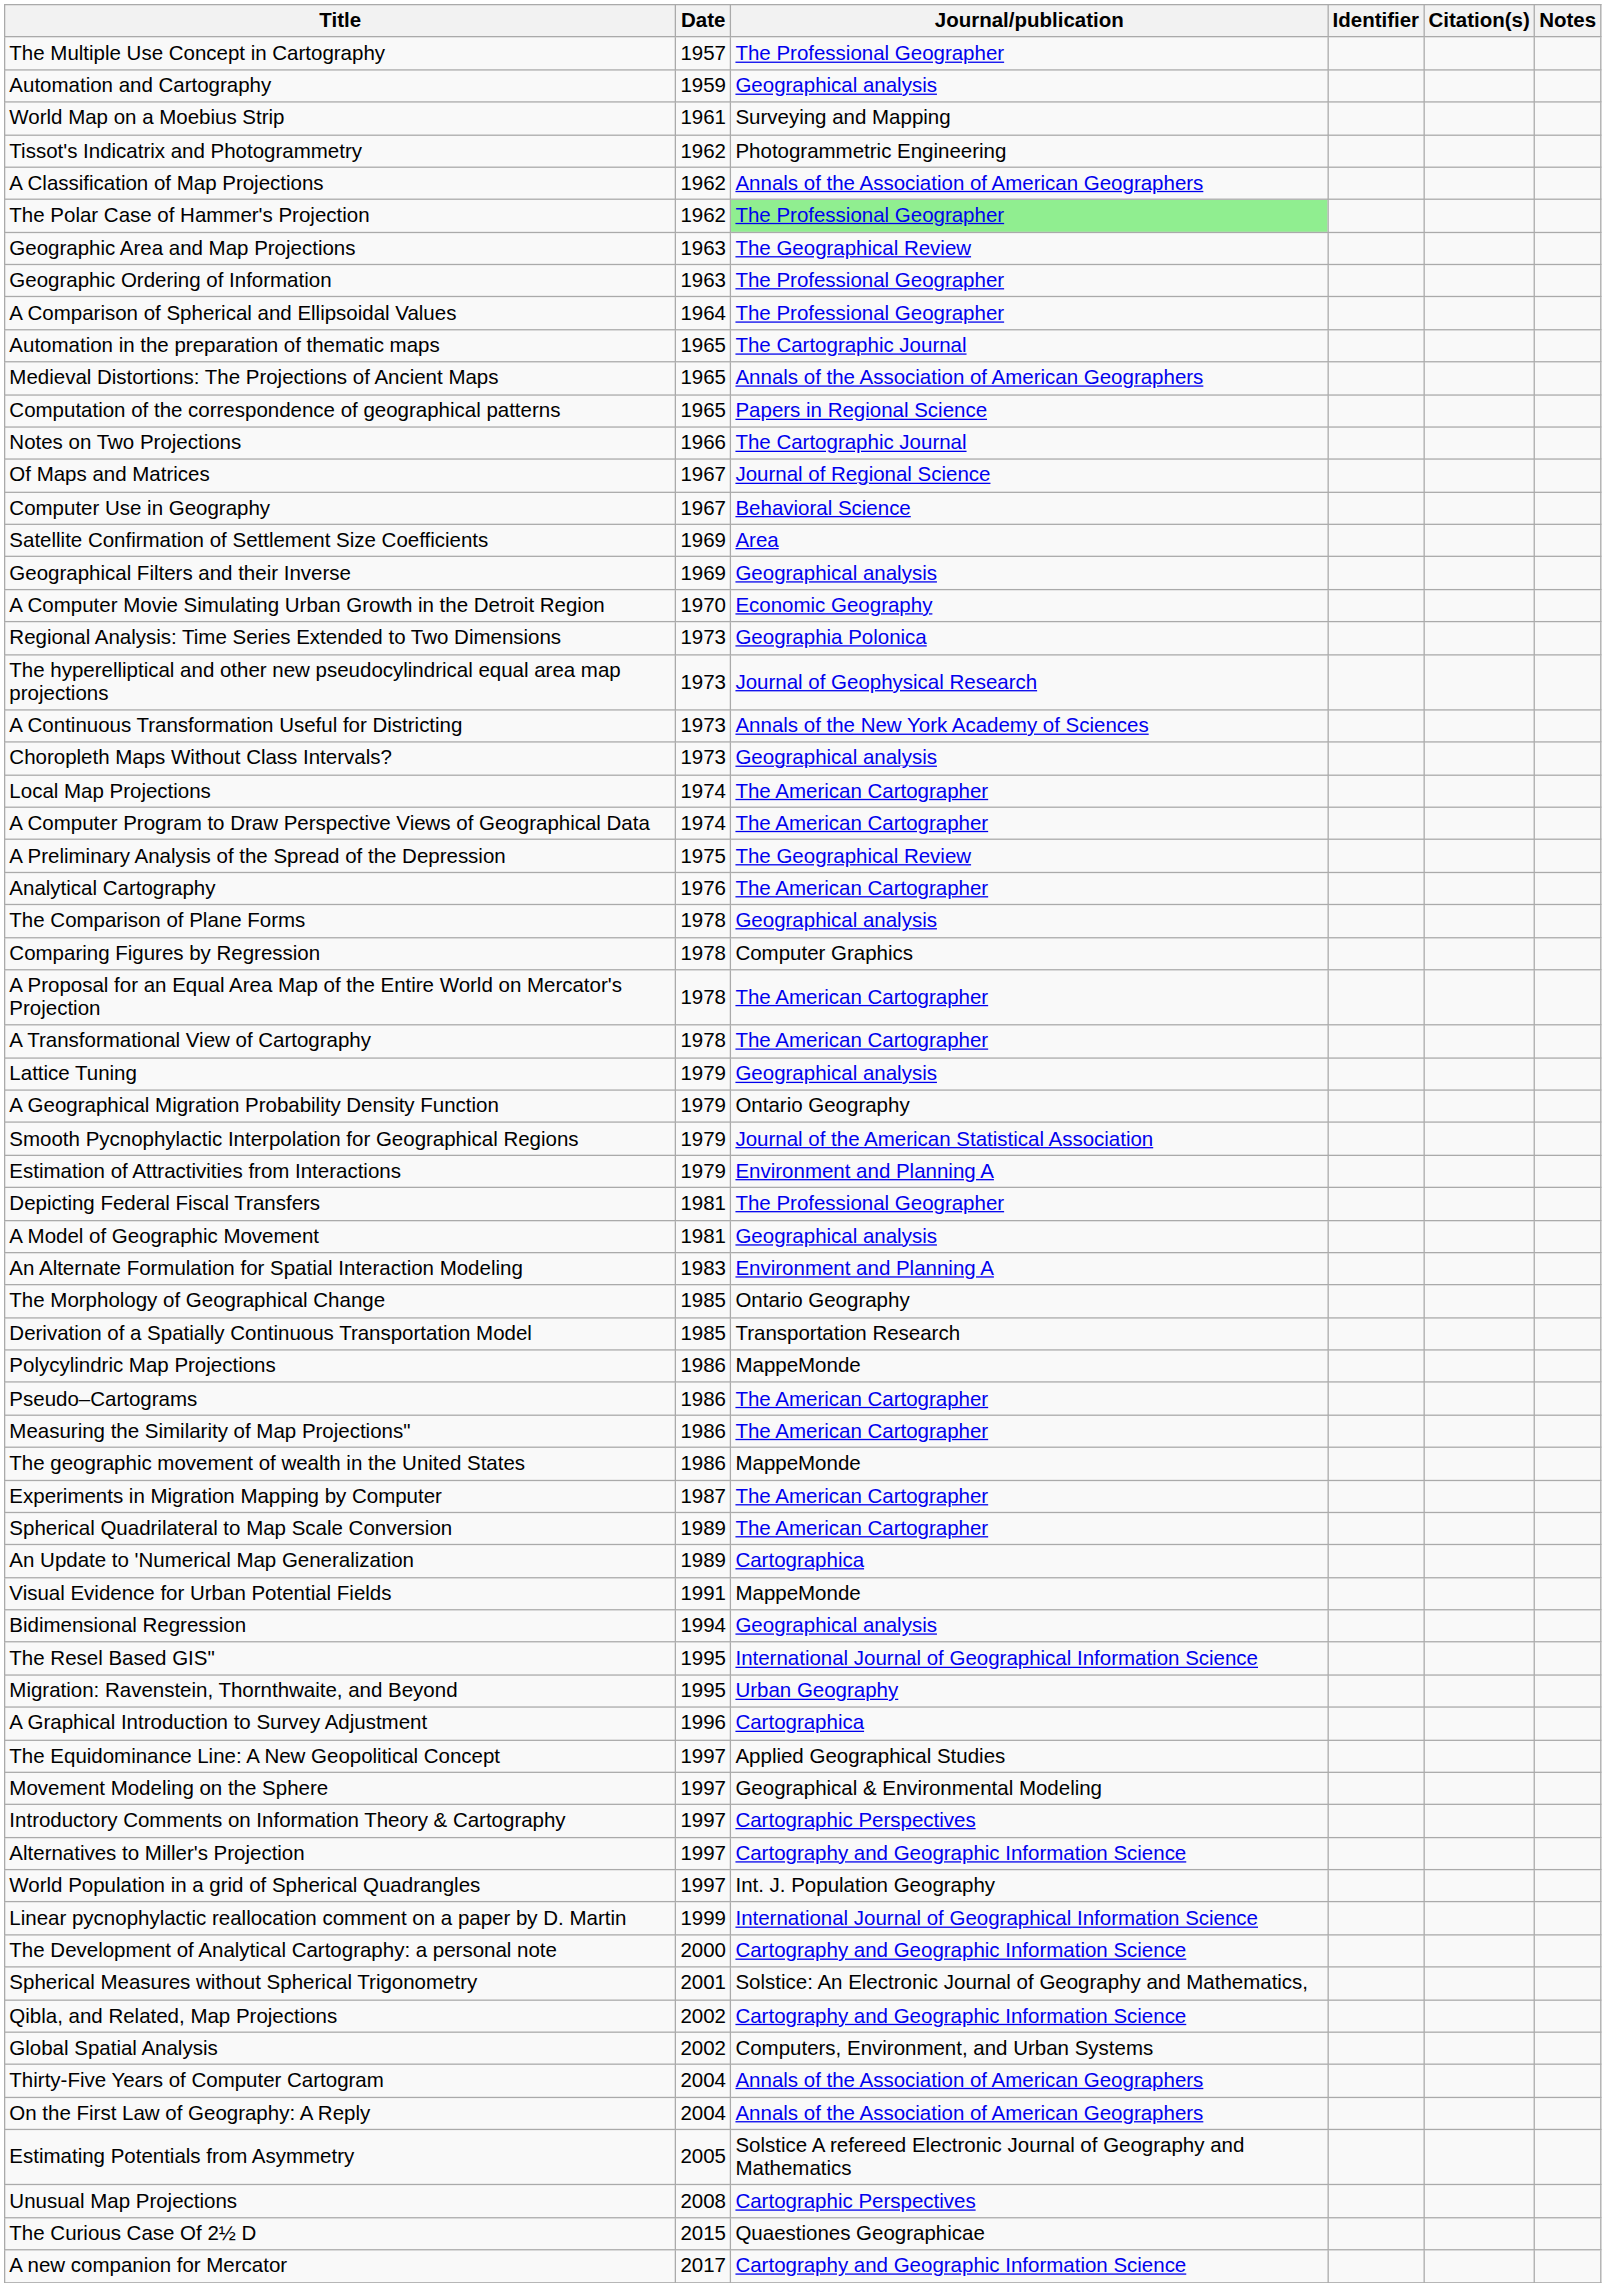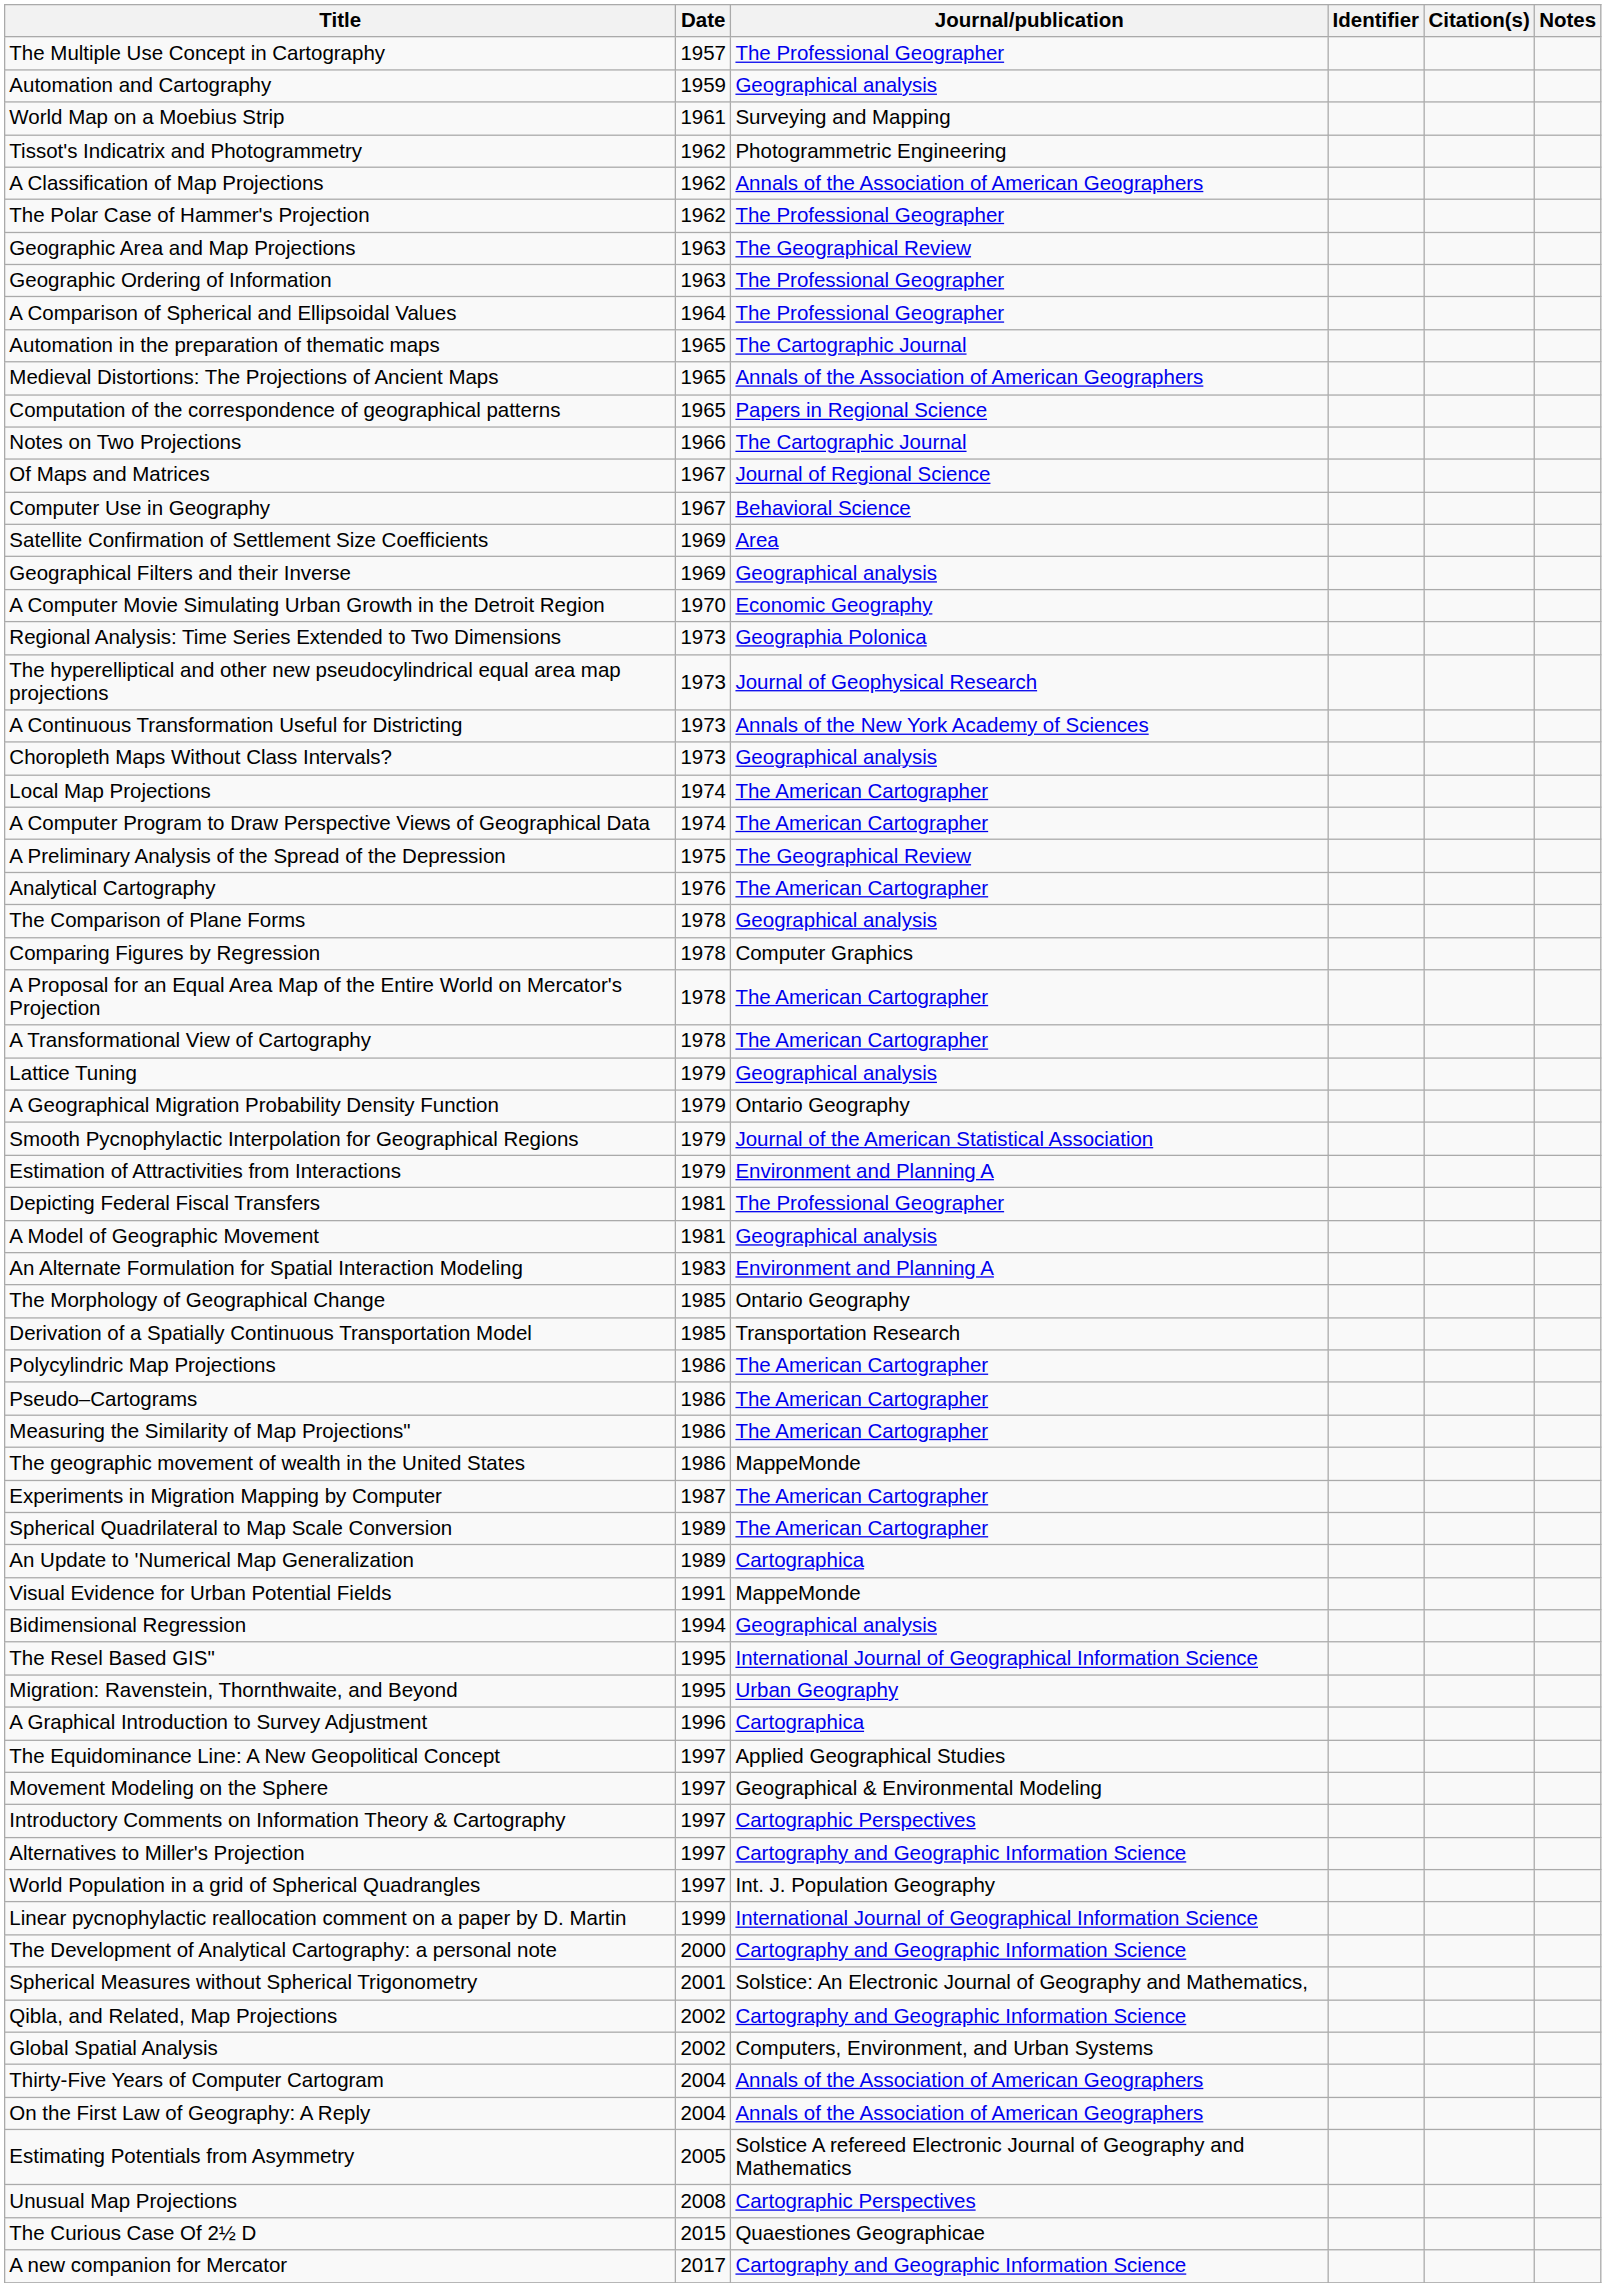(870, 215) lightgreen background -> (870, 215) no background
(798, 1366) MappeMonde -> (862, 1366) The American Cartographer
